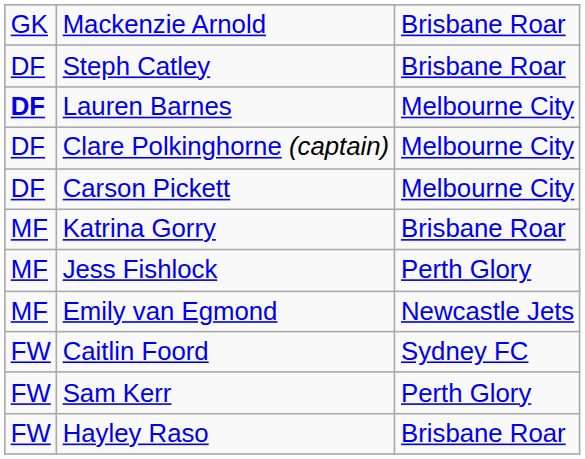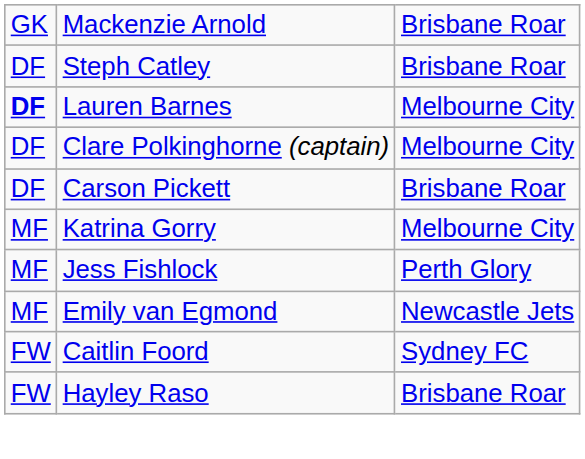(488, 188) Melbourne City -> (483, 188) Brisbane Roar
(483, 229) Brisbane Roar -> (488, 229) Melbourne City
- row: (117, 392)
